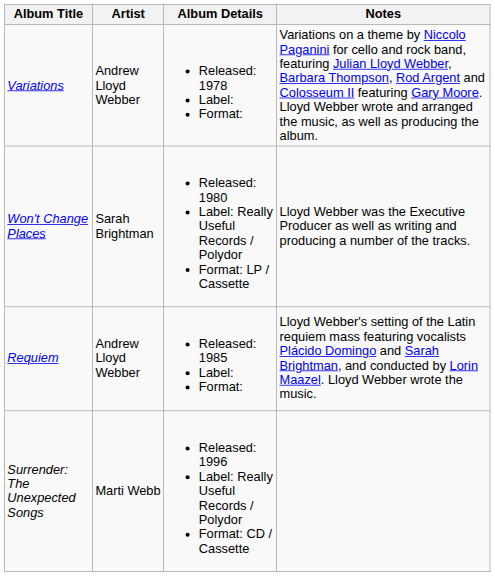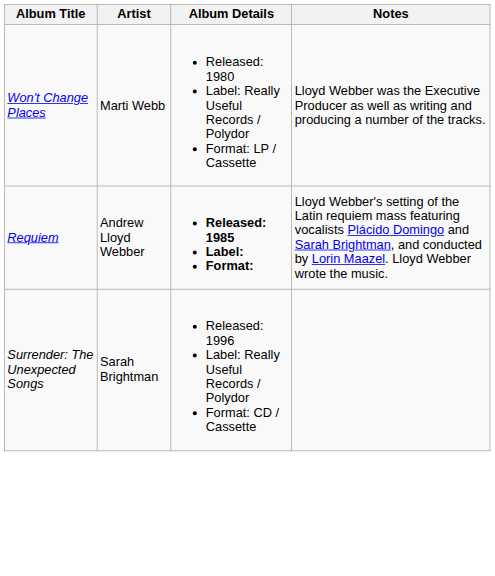- row: (36, 85)
(125, 226) Sarah Brightman -> (133, 105) Marti Webb
(220, 366) normal -> (231, 245) bold
(128, 491) Marti Webb -> (129, 369) Sarah Brightman
